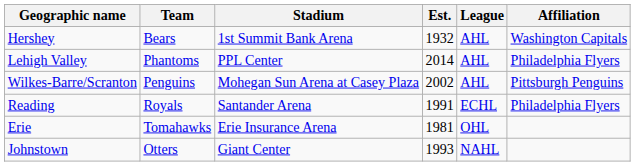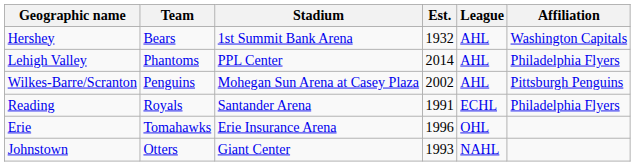(440, 127) 1981 -> (440, 127) 1996
